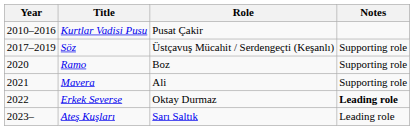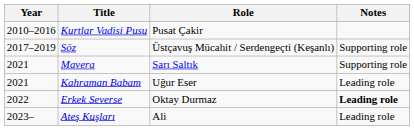- row: (74, 64)
(159, 82) Ali -> (175, 64) Sarı Saltık
+ row: (101, 82)
(175, 116) Sarı Saltık -> (159, 116) Ali
